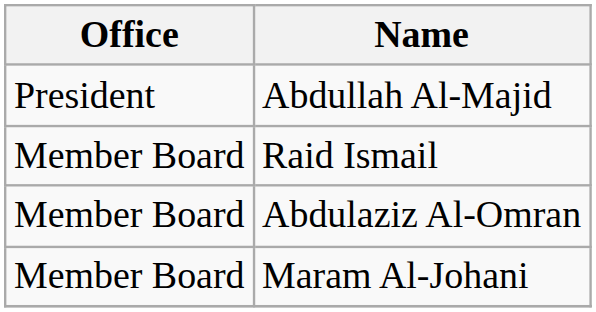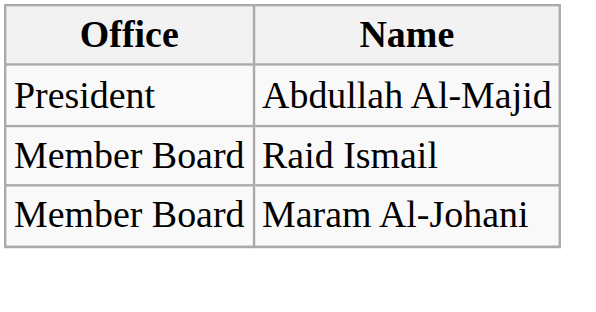- row: (422, 214)
